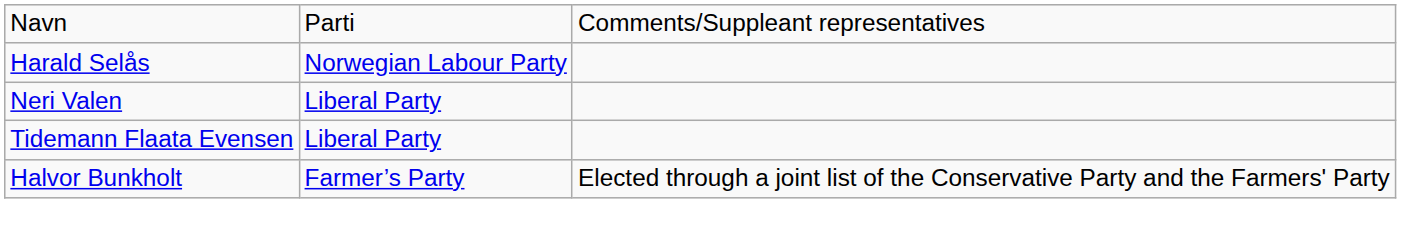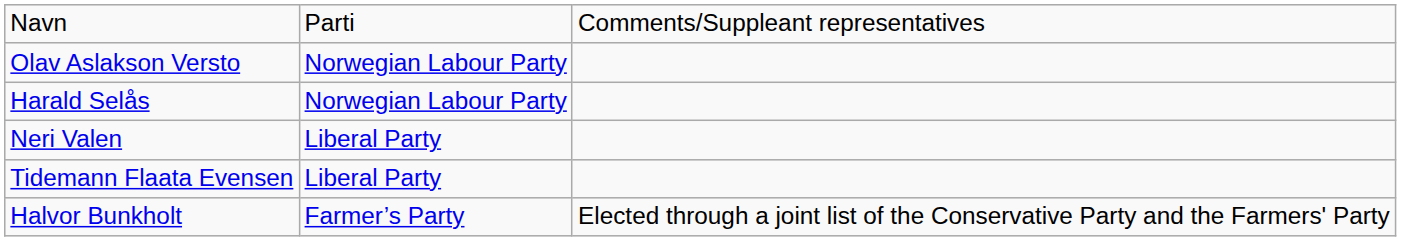+ row: (125, 62)
